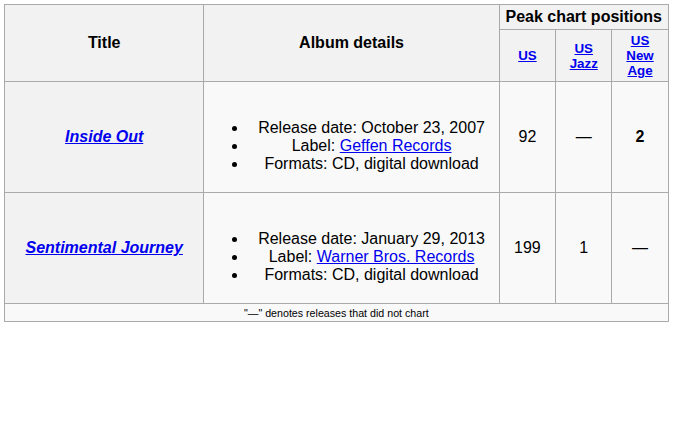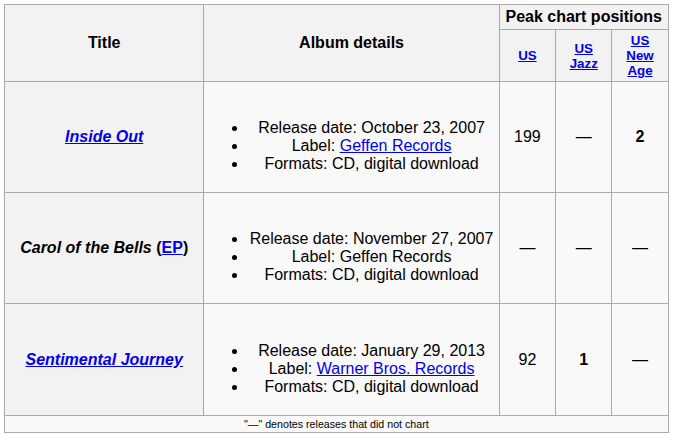(527, 136) 92 -> (527, 136) 199
+ row: (104, 248)
(527, 248) 199 -> (527, 359) 92
(584, 248) normal -> (584, 359) bold
